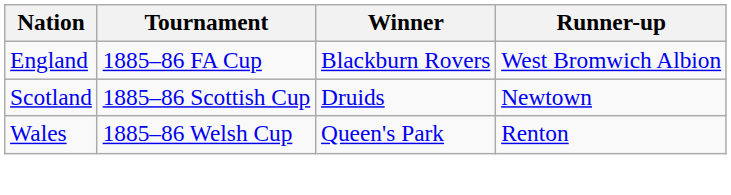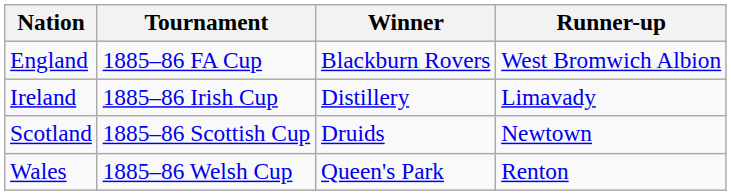+ row: (43, 97)
